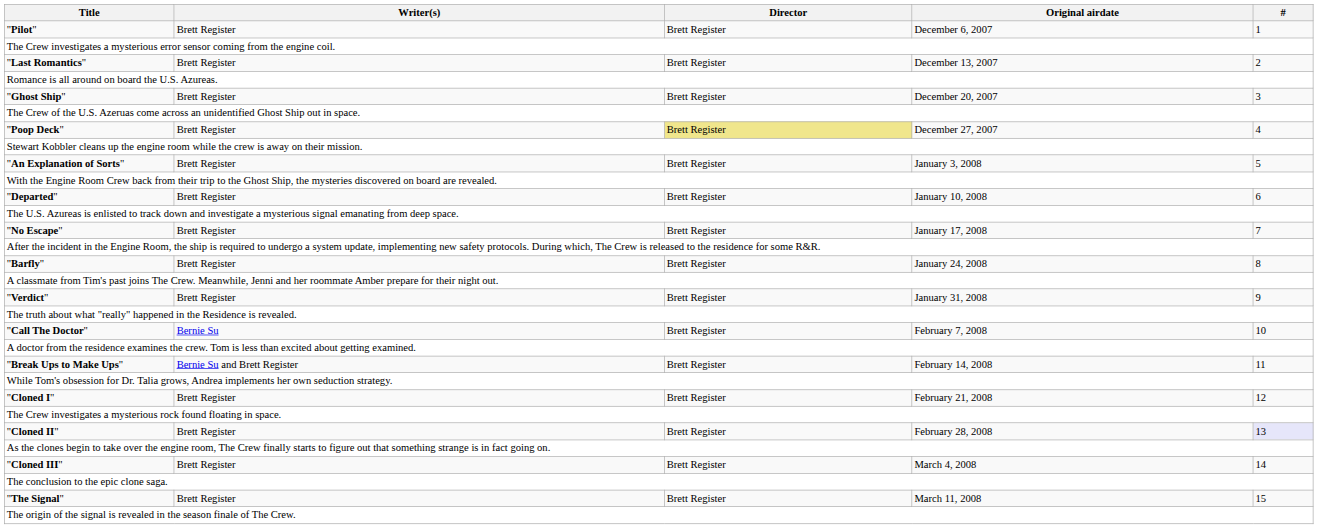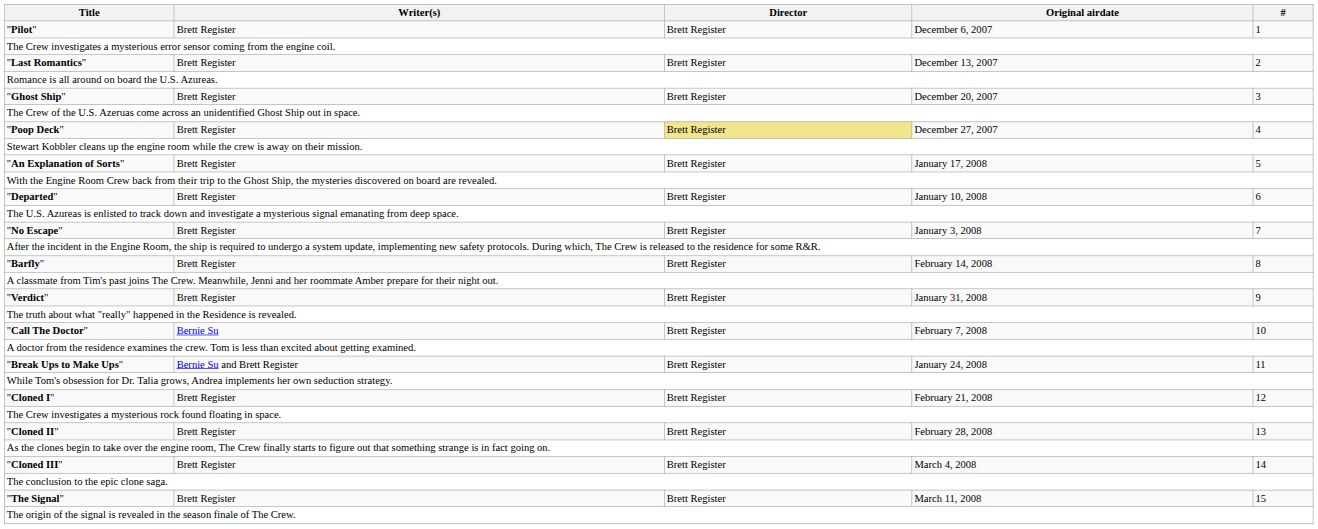(948, 163) January 3, 2008 -> (951, 163) January 17, 2008
(951, 230) January 17, 2008 -> (948, 230) January 3, 2008
(951, 264) January 24, 2008 -> (953, 264) February 14, 2008
(953, 364) February 14, 2008 -> (951, 364) January 24, 2008
(1261, 431) lavender background -> (1261, 431) no background
